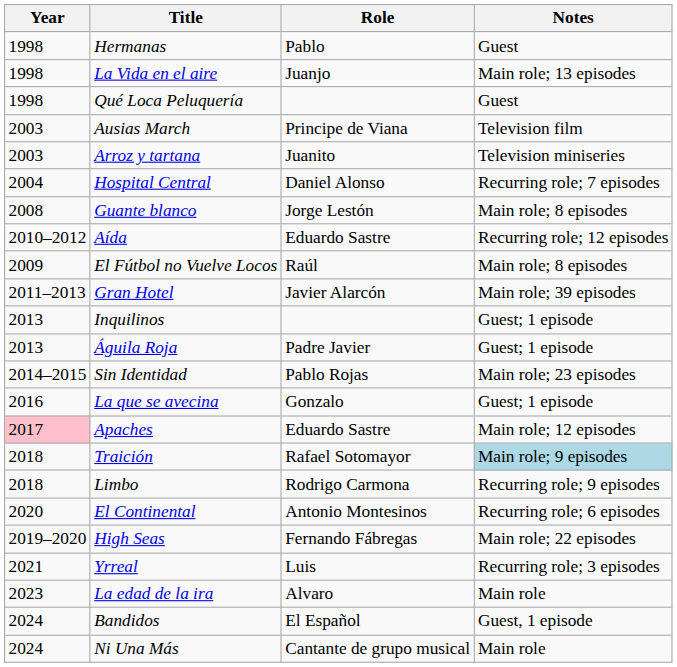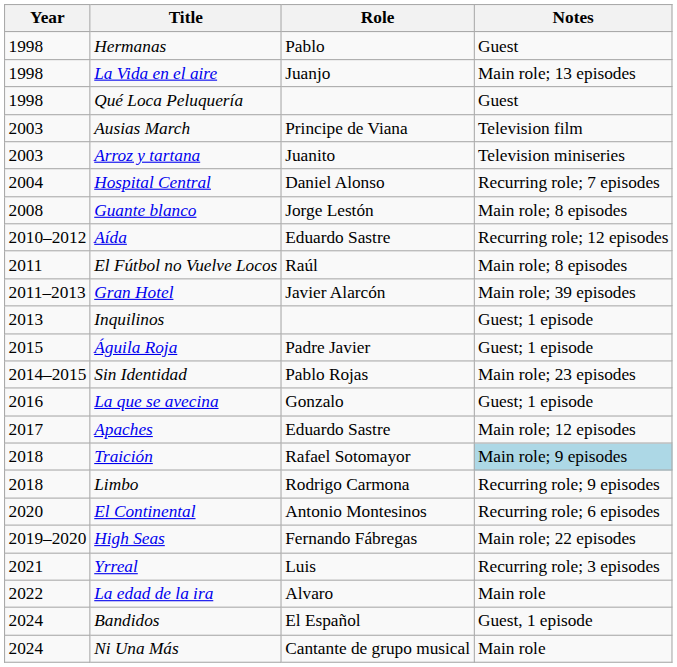(26, 264) 2009 -> (25, 264) 2011
(26, 347) 2013 -> (26, 347) 2015
(26, 429) pink background -> (26, 429) no background
(26, 593) 2023 -> (26, 593) 2022
